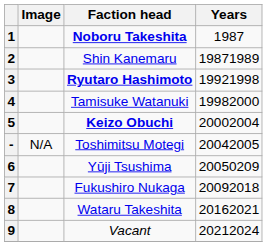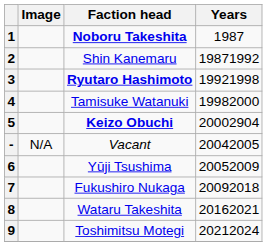(229, 58) 19871989 -> (229, 58) 19871992
(229, 123) 20002004 -> (229, 123) 20002904
(130, 144) Toshimitsu Motegi -> (130, 144) Vacant
(229, 166) 20050209 -> (229, 166) 20052009
(130, 230) Vacant -> (130, 230) Toshimitsu Motegi
